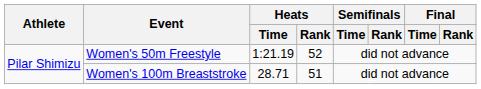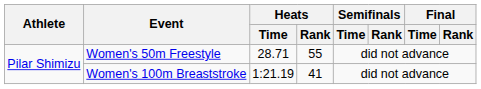(273, 54) 1:21.19 -> (273, 54) 28.71
(315, 54) 52 -> (315, 54) 55
(273, 74) 28.71 -> (273, 74) 1:21.19
(315, 74) 51 -> (315, 74) 41
